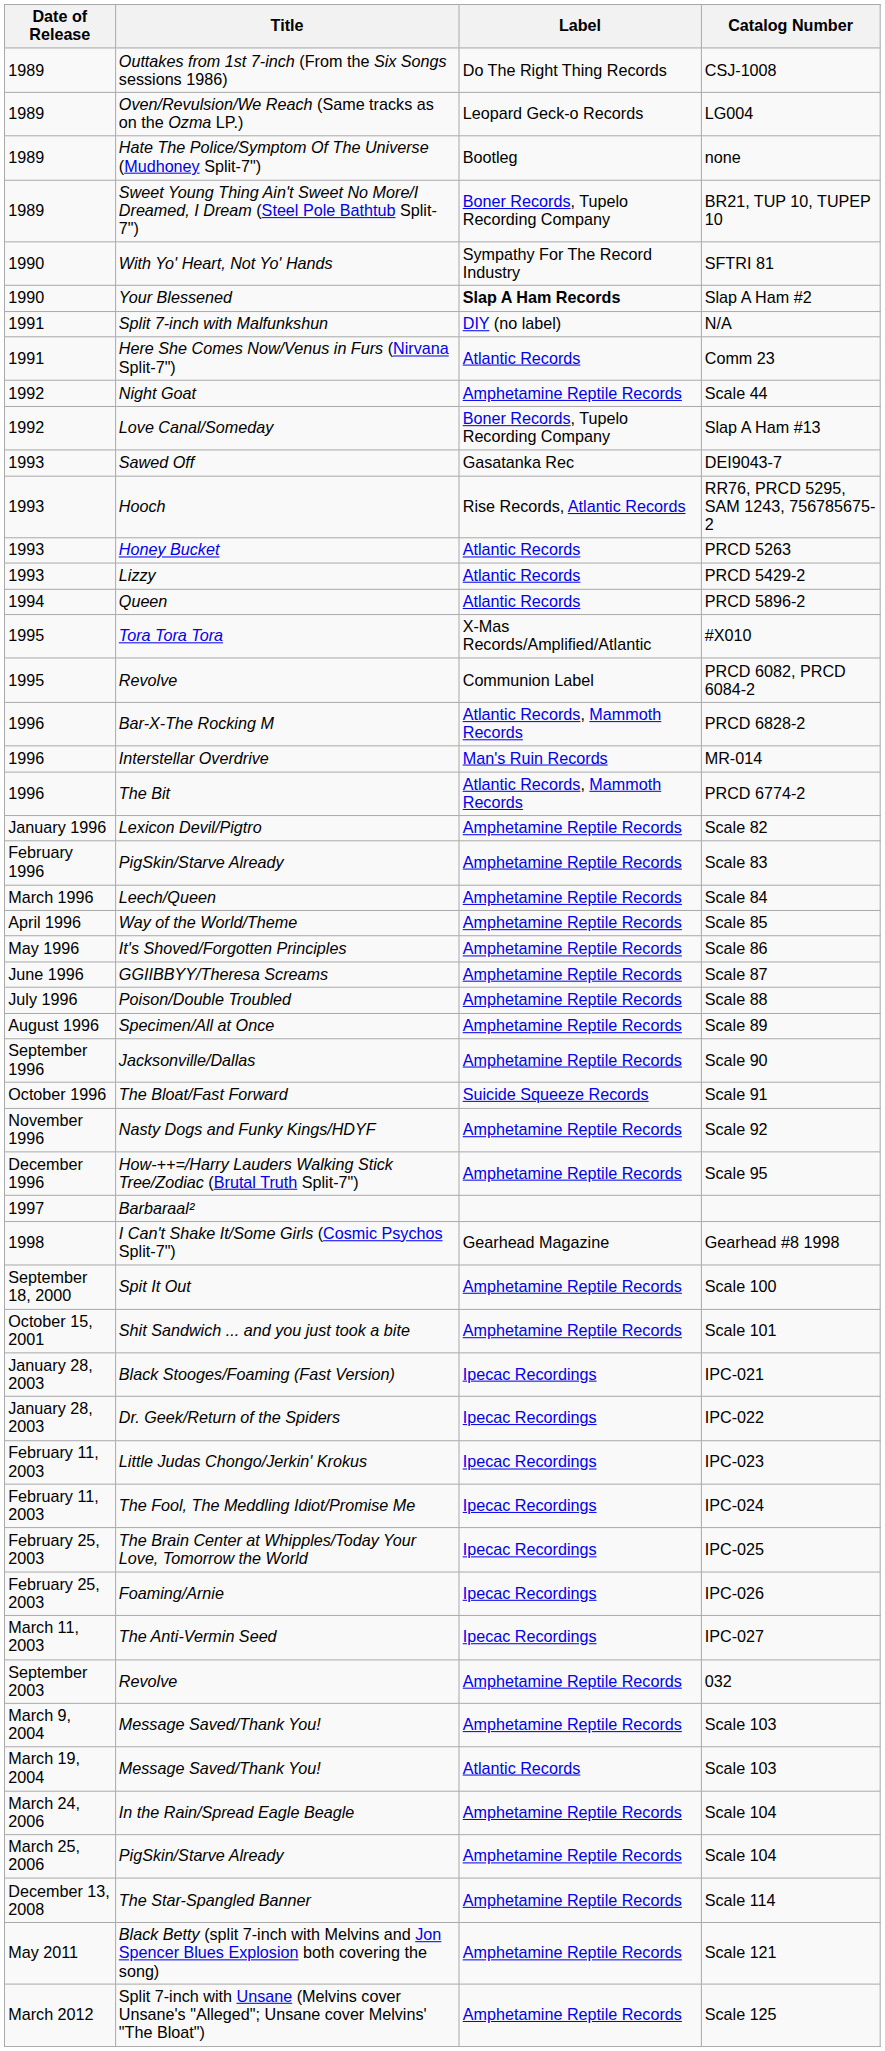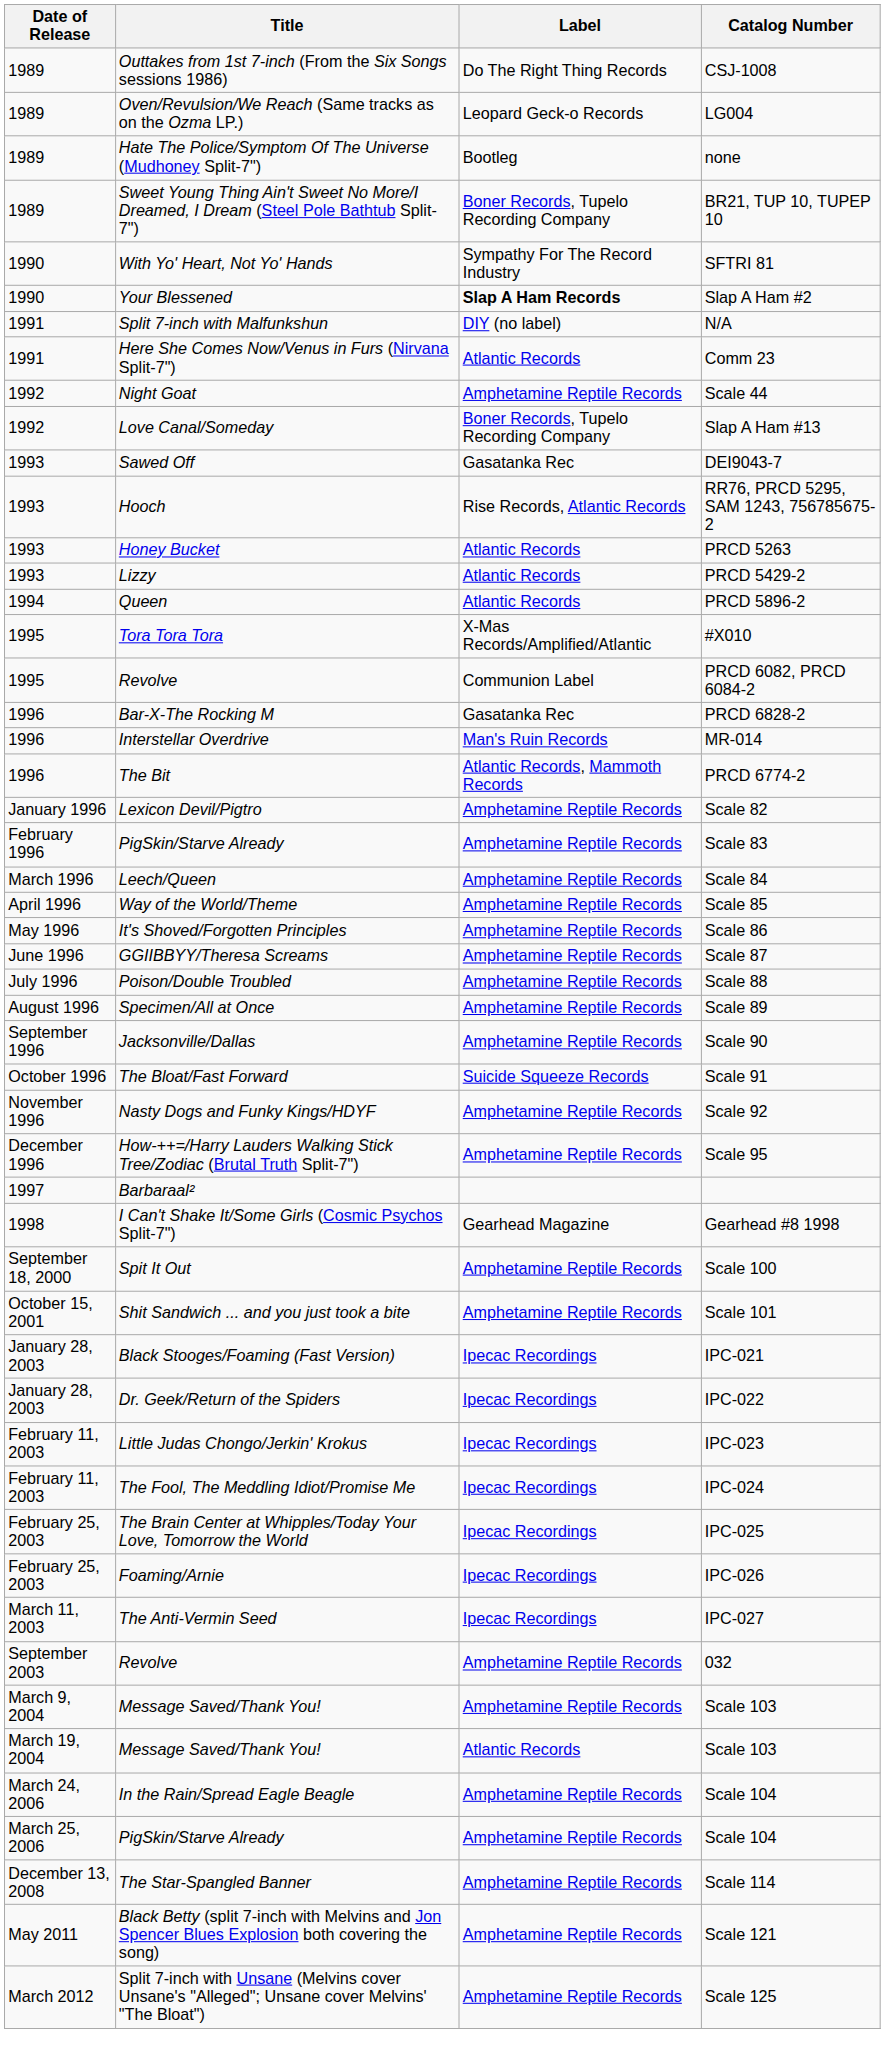(562, 724) Atlantic Records, Mammoth Records -> (518, 714) Gasatanka Rec
